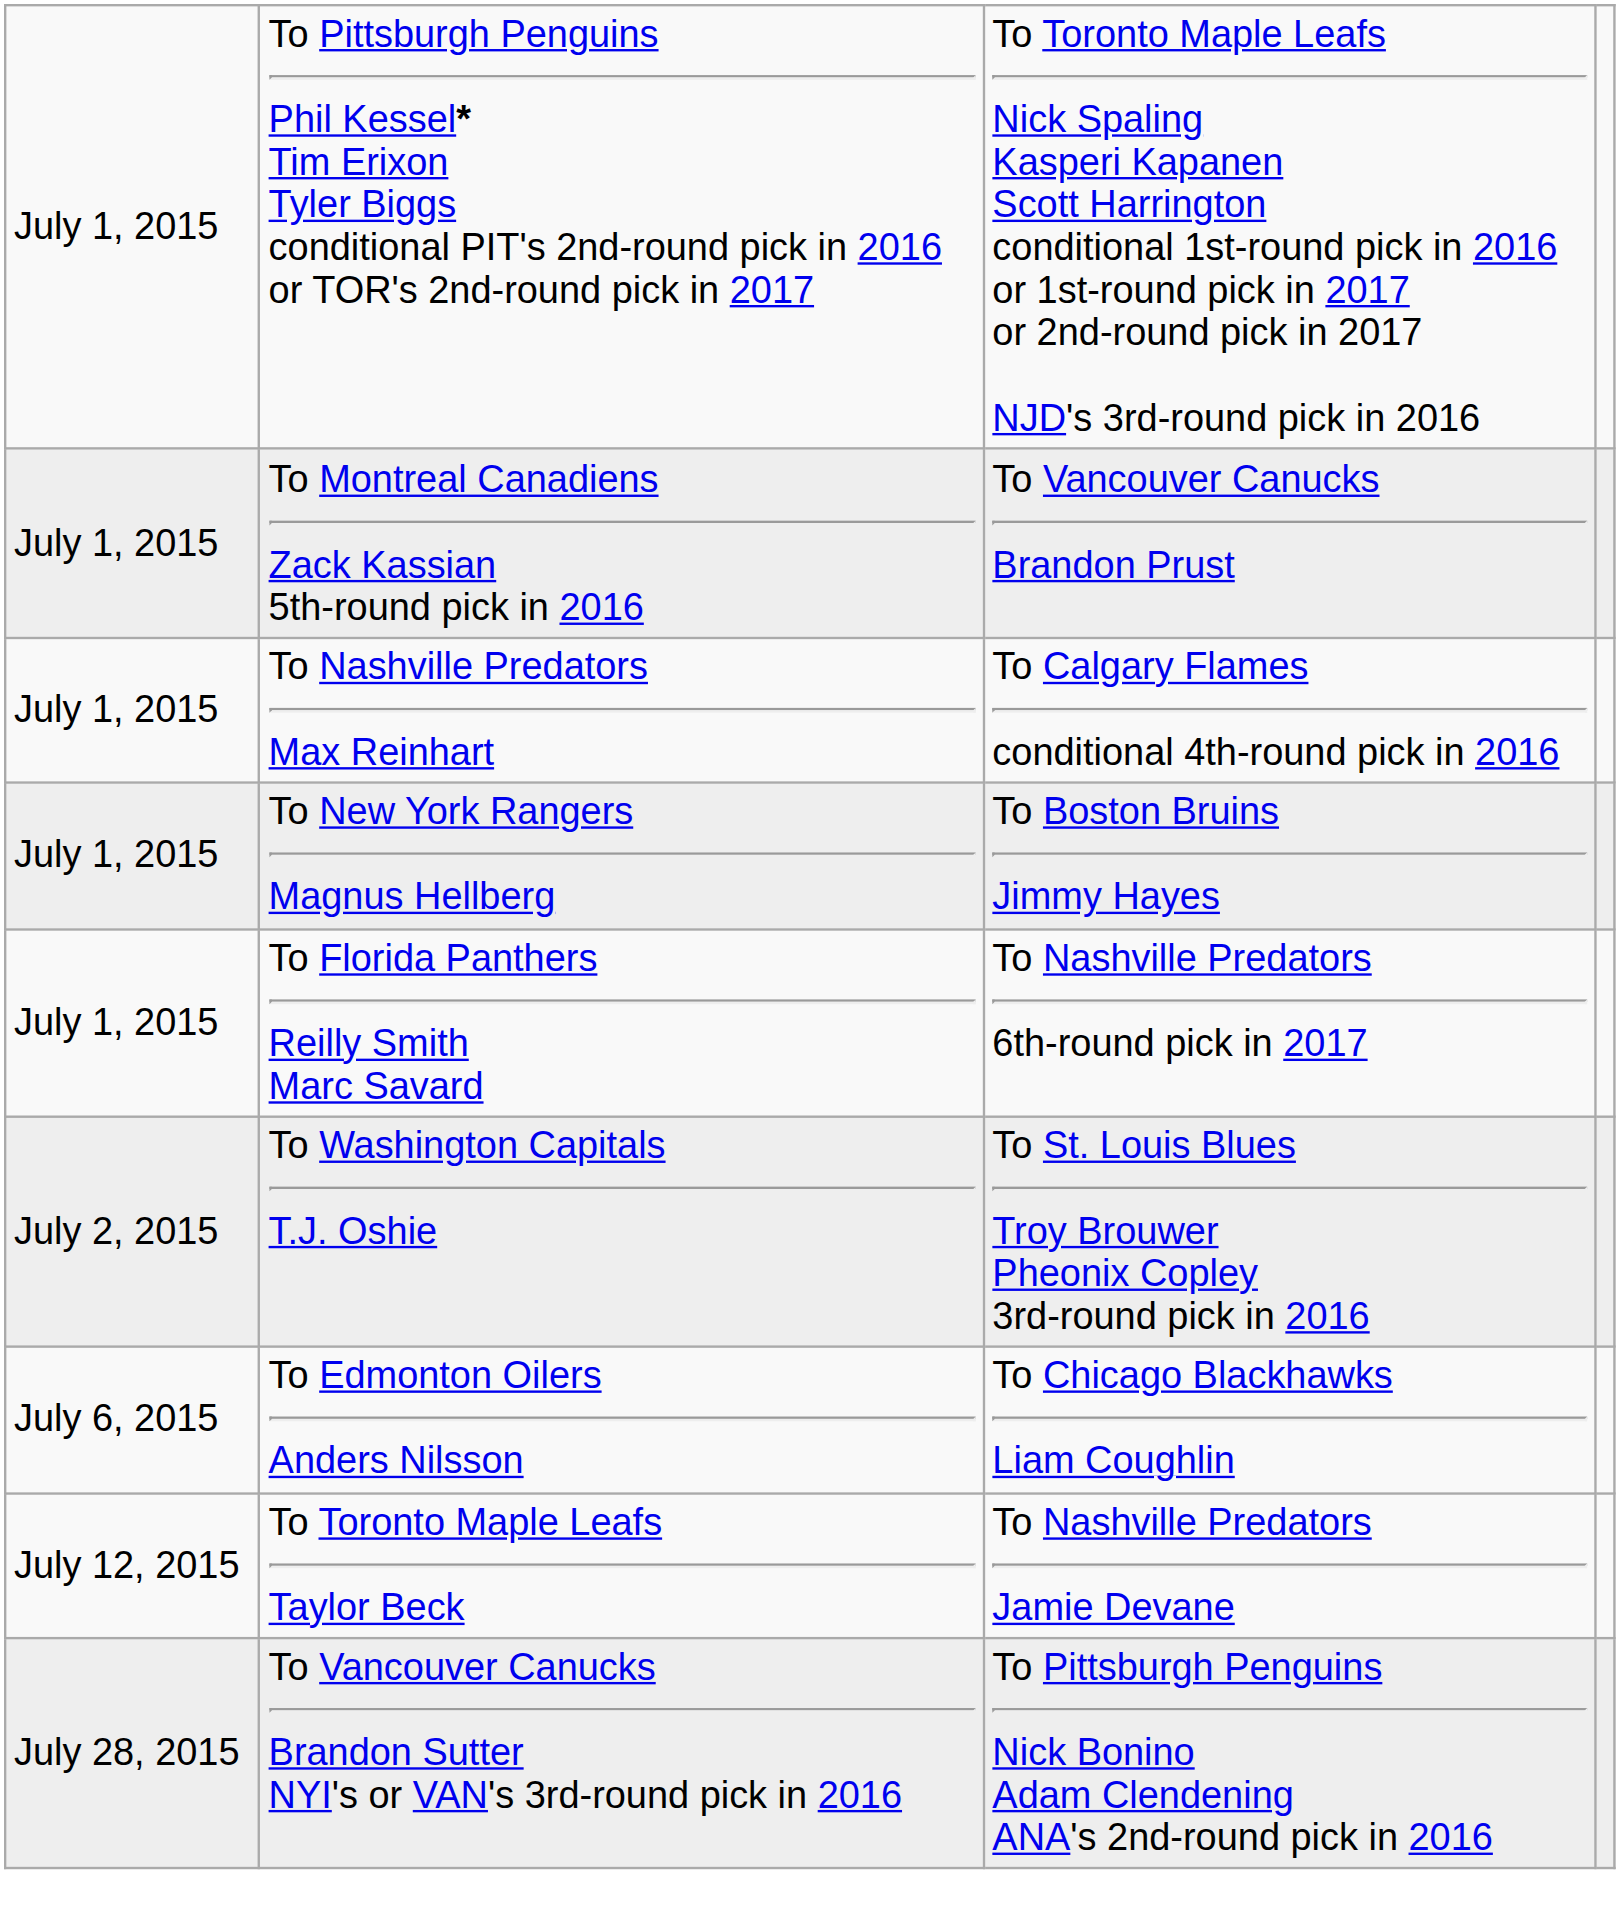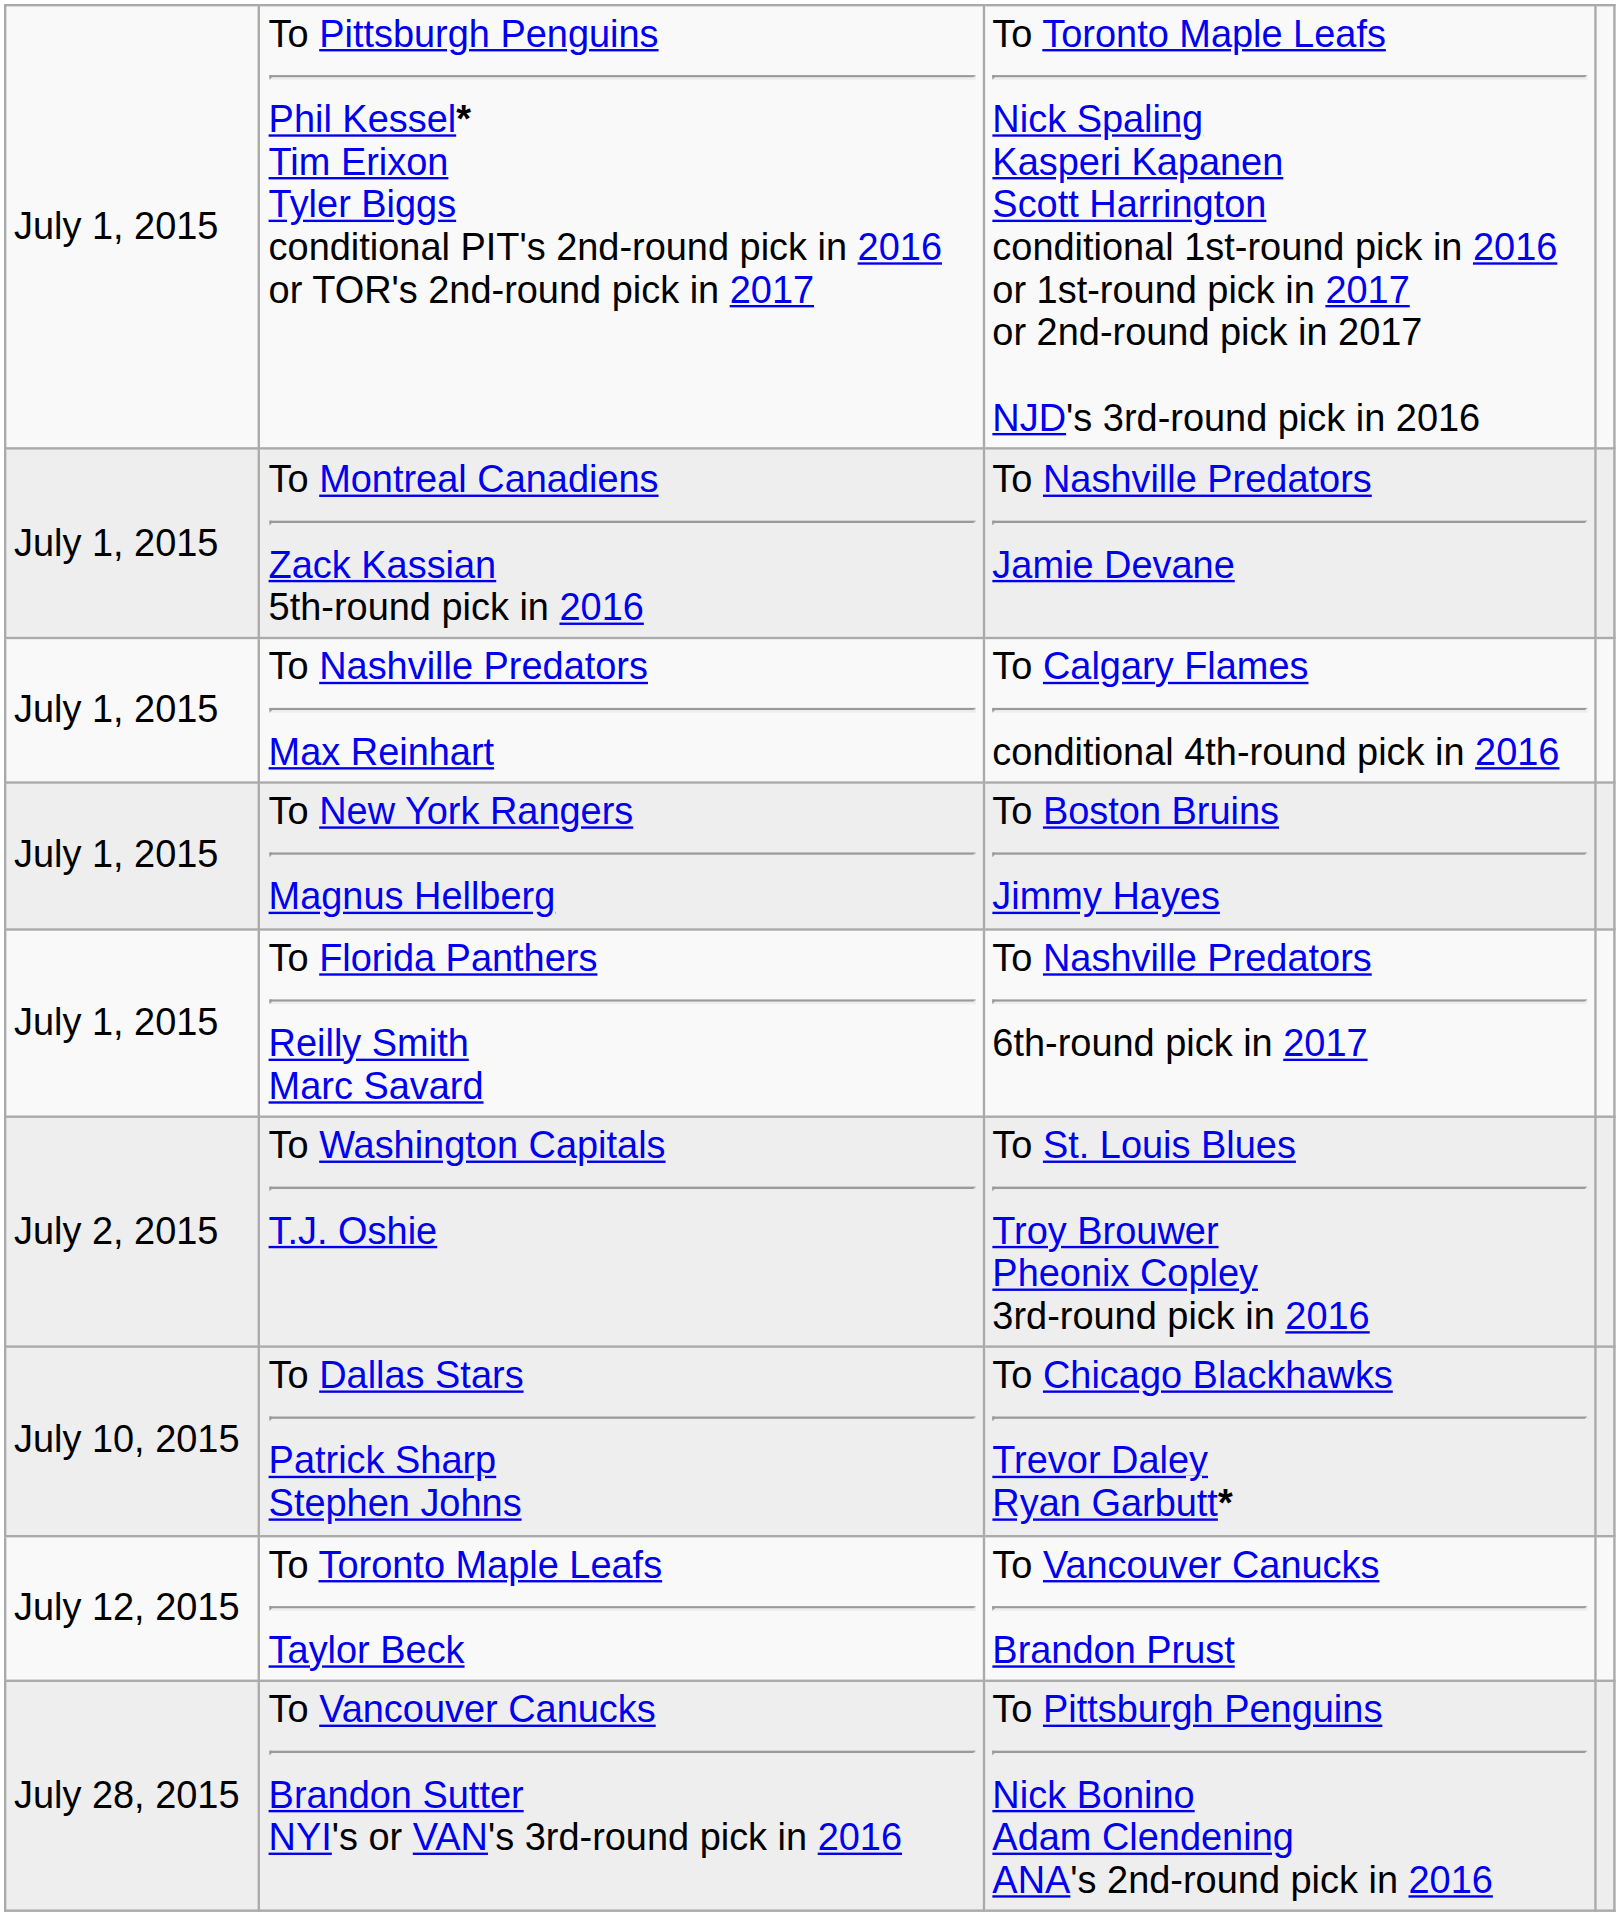(1290, 521) To Vancouver Canucks Brandon Prust -> (1290, 521) To Nashville Predators Jamie Devane
- row: (622, 1419)
+ row: (622, 1440)
(1290, 1564) To Nashville Predators Jamie Devane -> (1290, 1607) To Vancouver Canucks Brandon Prust
